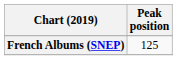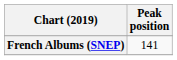(149, 45) 125 -> (149, 45) 141
